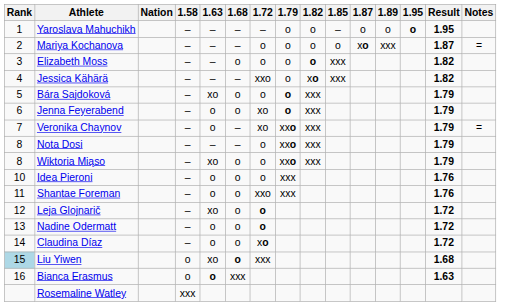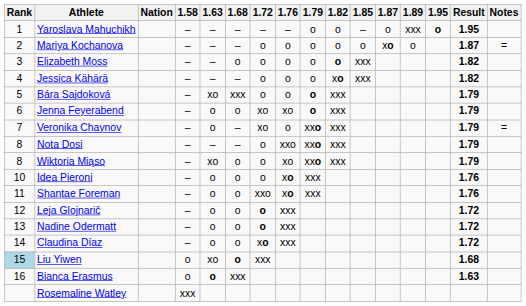+ column: (288, 12)
(388, 29) o -> (413, 29) xxx
(388, 45) xxx -> (413, 45) o
(263, 78) xxo -> (263, 78) o
(238, 95) o -> (238, 95) xxx
(213, 210) xo -> (213, 210) o
